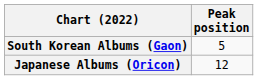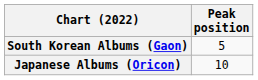(222, 65) 12 -> (222, 65) 10
